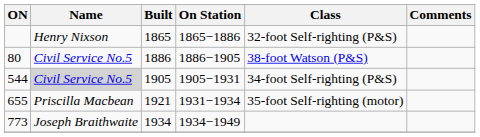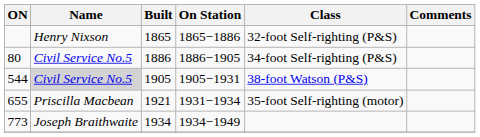(308, 57) 38-foot Watson (P&S) -> (322, 57) 34-foot Self-righting (P&S)
(322, 79) 34-foot Self-righting (P&S) -> (308, 79) 38-foot Watson (P&S)
